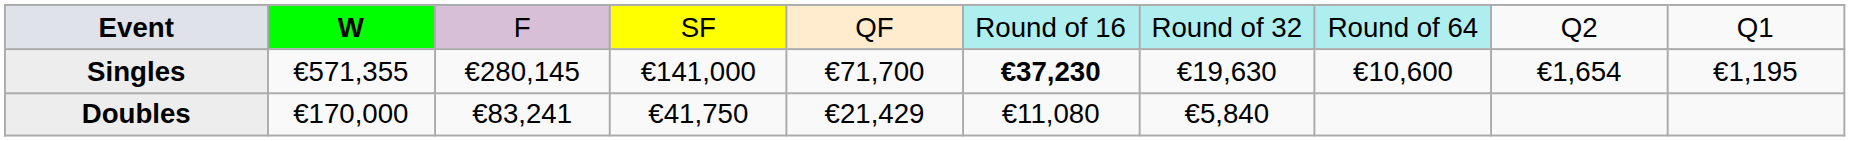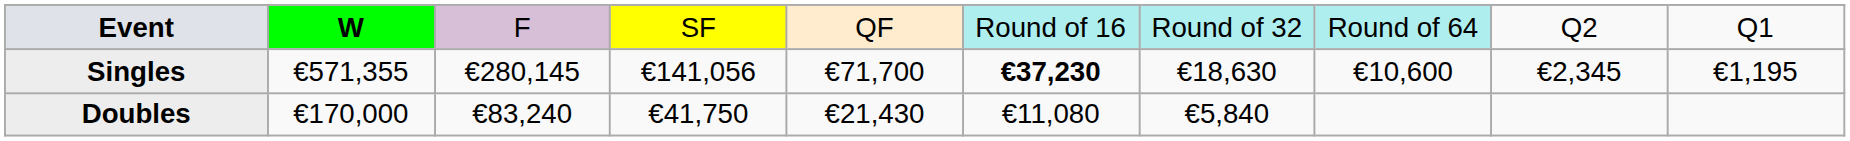(698, 71) €141,000 -> (698, 71) €141,056
(1227, 71) €19,630 -> (1227, 71) €18,630
(1579, 71) €1,654 -> (1579, 71) €2,345
(522, 115) €83,241 -> (522, 115) €83,240
(874, 115) €21,429 -> (874, 115) €21,430
